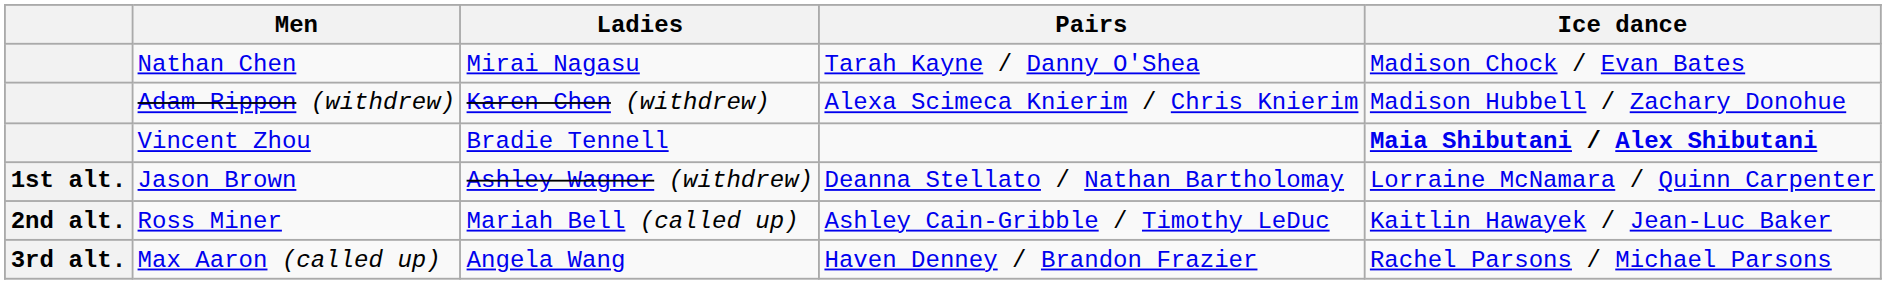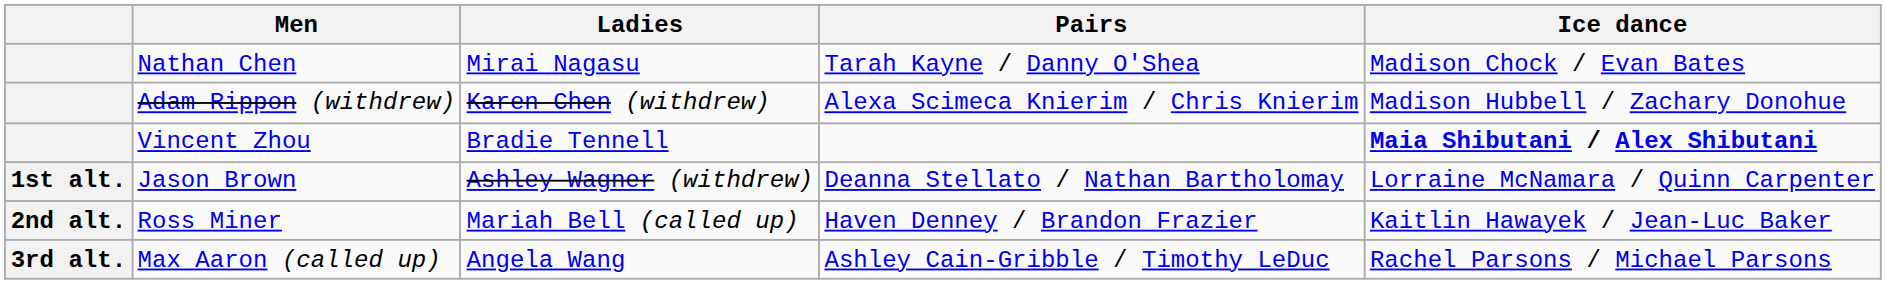(1077, 221) Ashley Cain-Gribble / Timothy LeDuc -> (1041, 221) Haven Denney / Brandon Frazier
(1041, 260) Haven Denney / Brandon Frazier -> (1077, 260) Ashley Cain-Gribble / Timothy LeDuc
